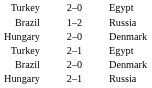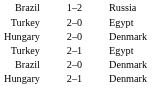rows swapped: (27, 22) <-> (25, 8)
(123, 78) Russia -> (128, 78) Denmark
